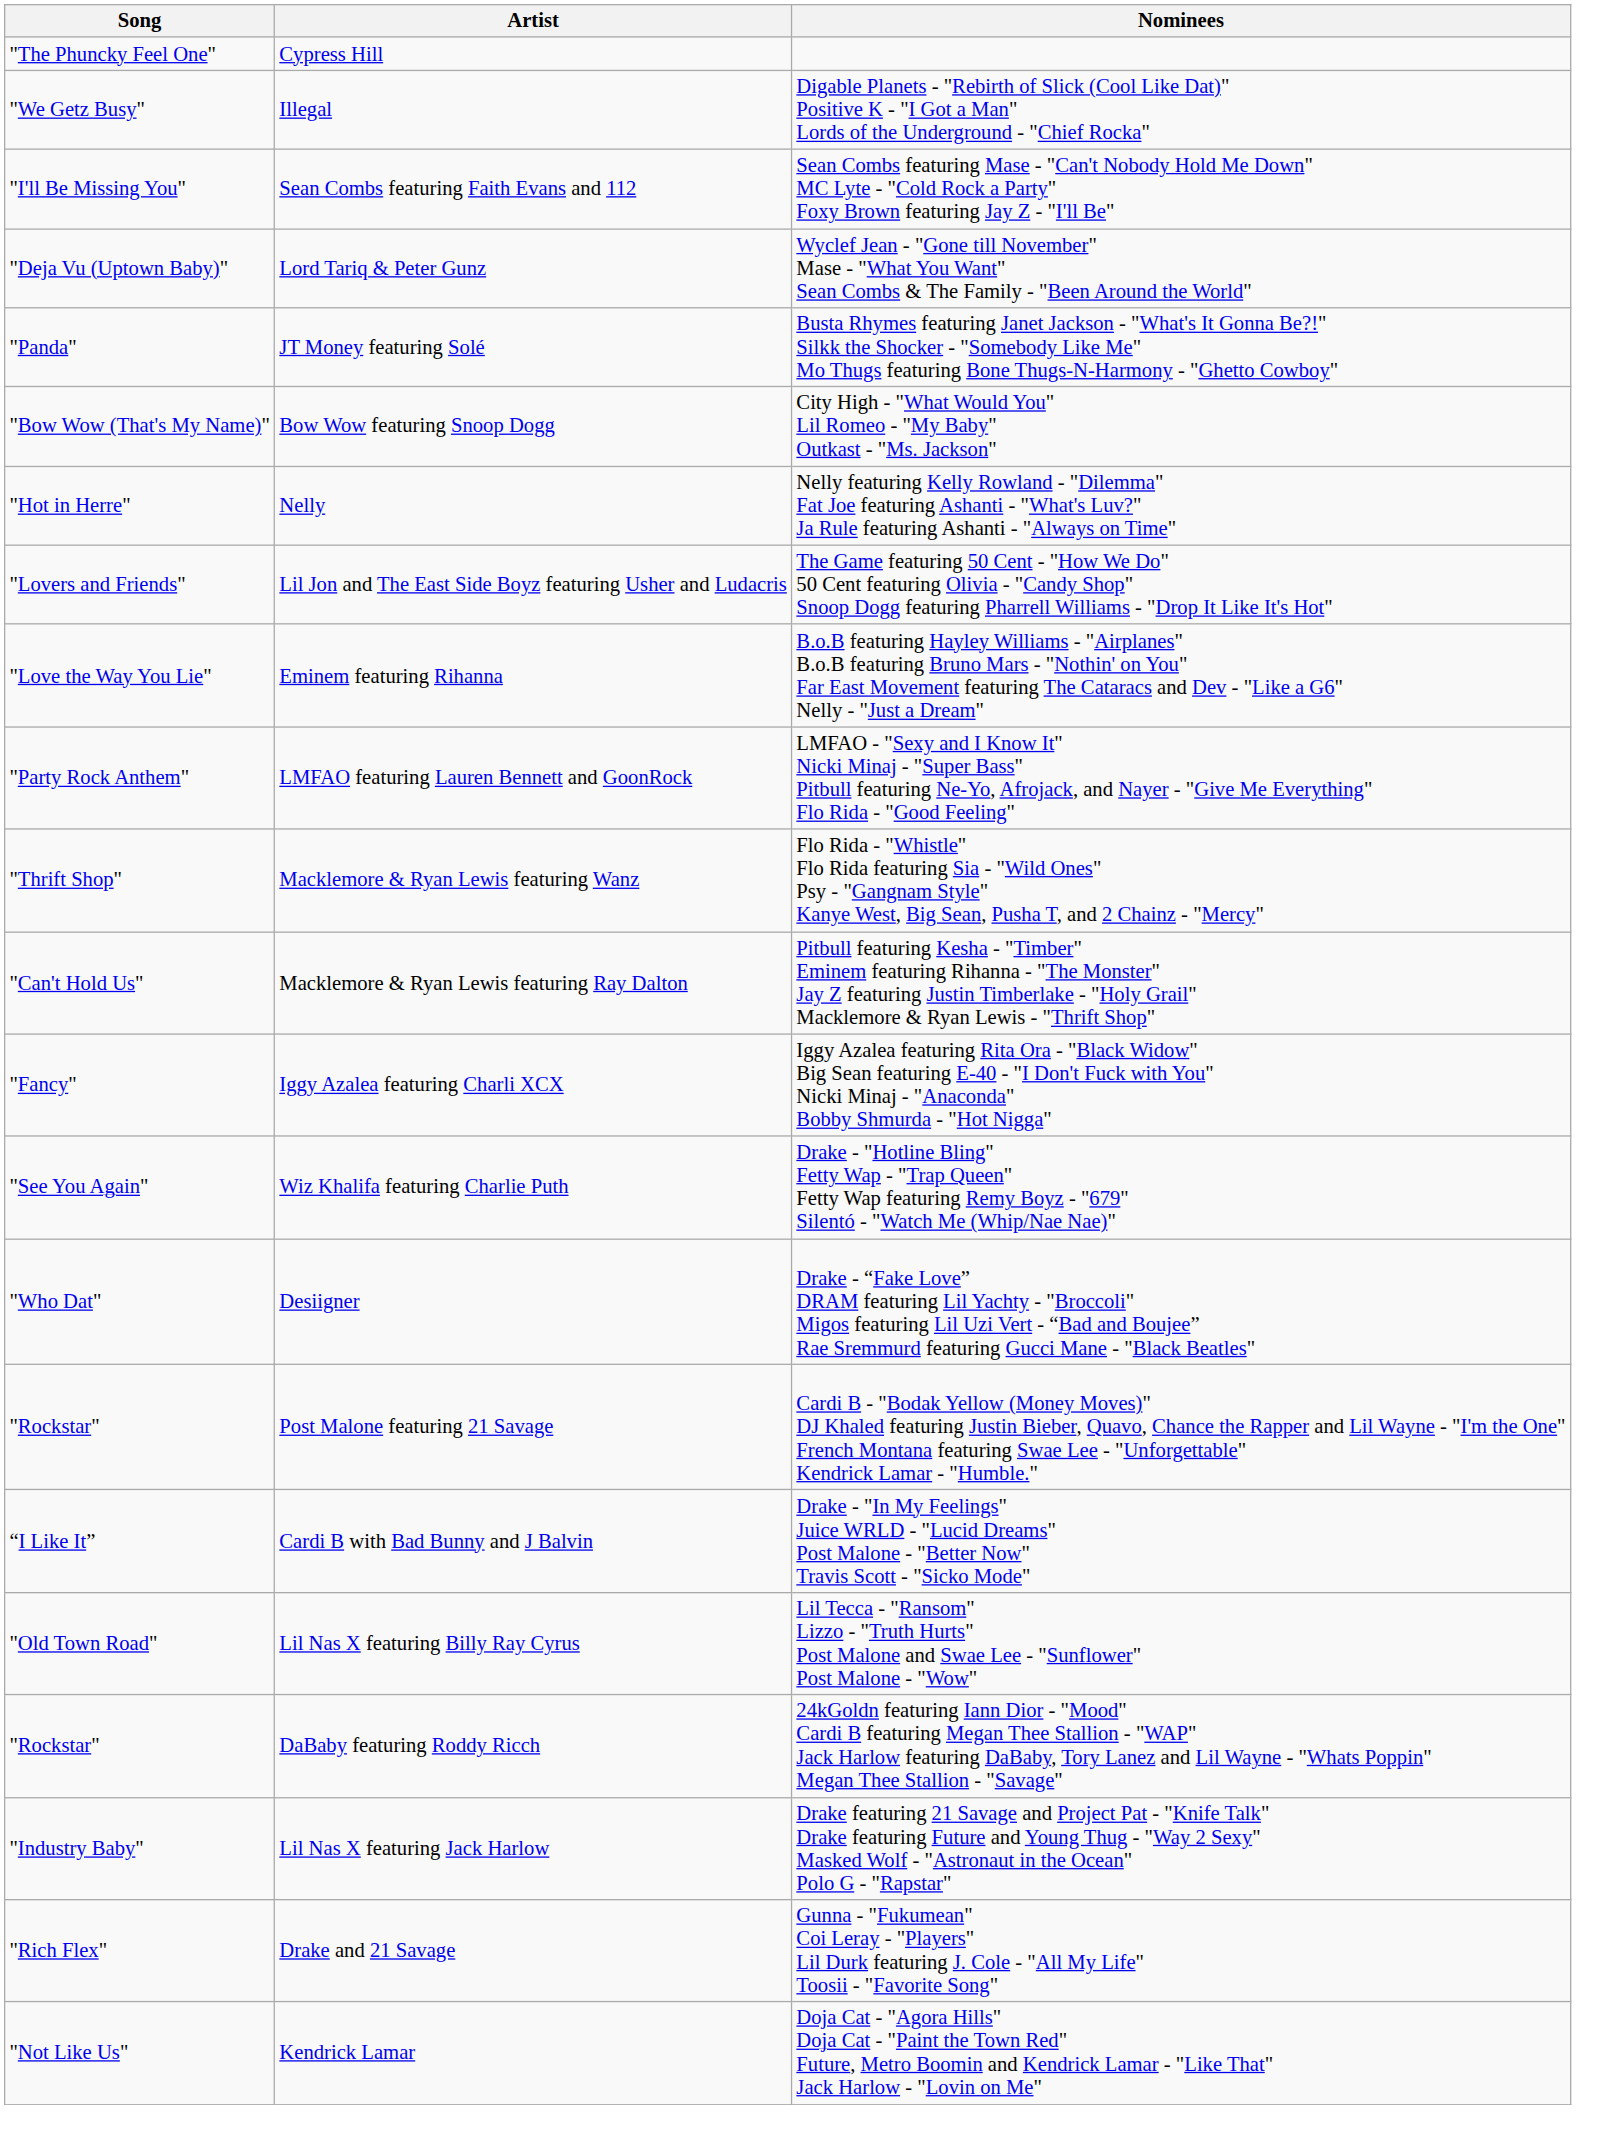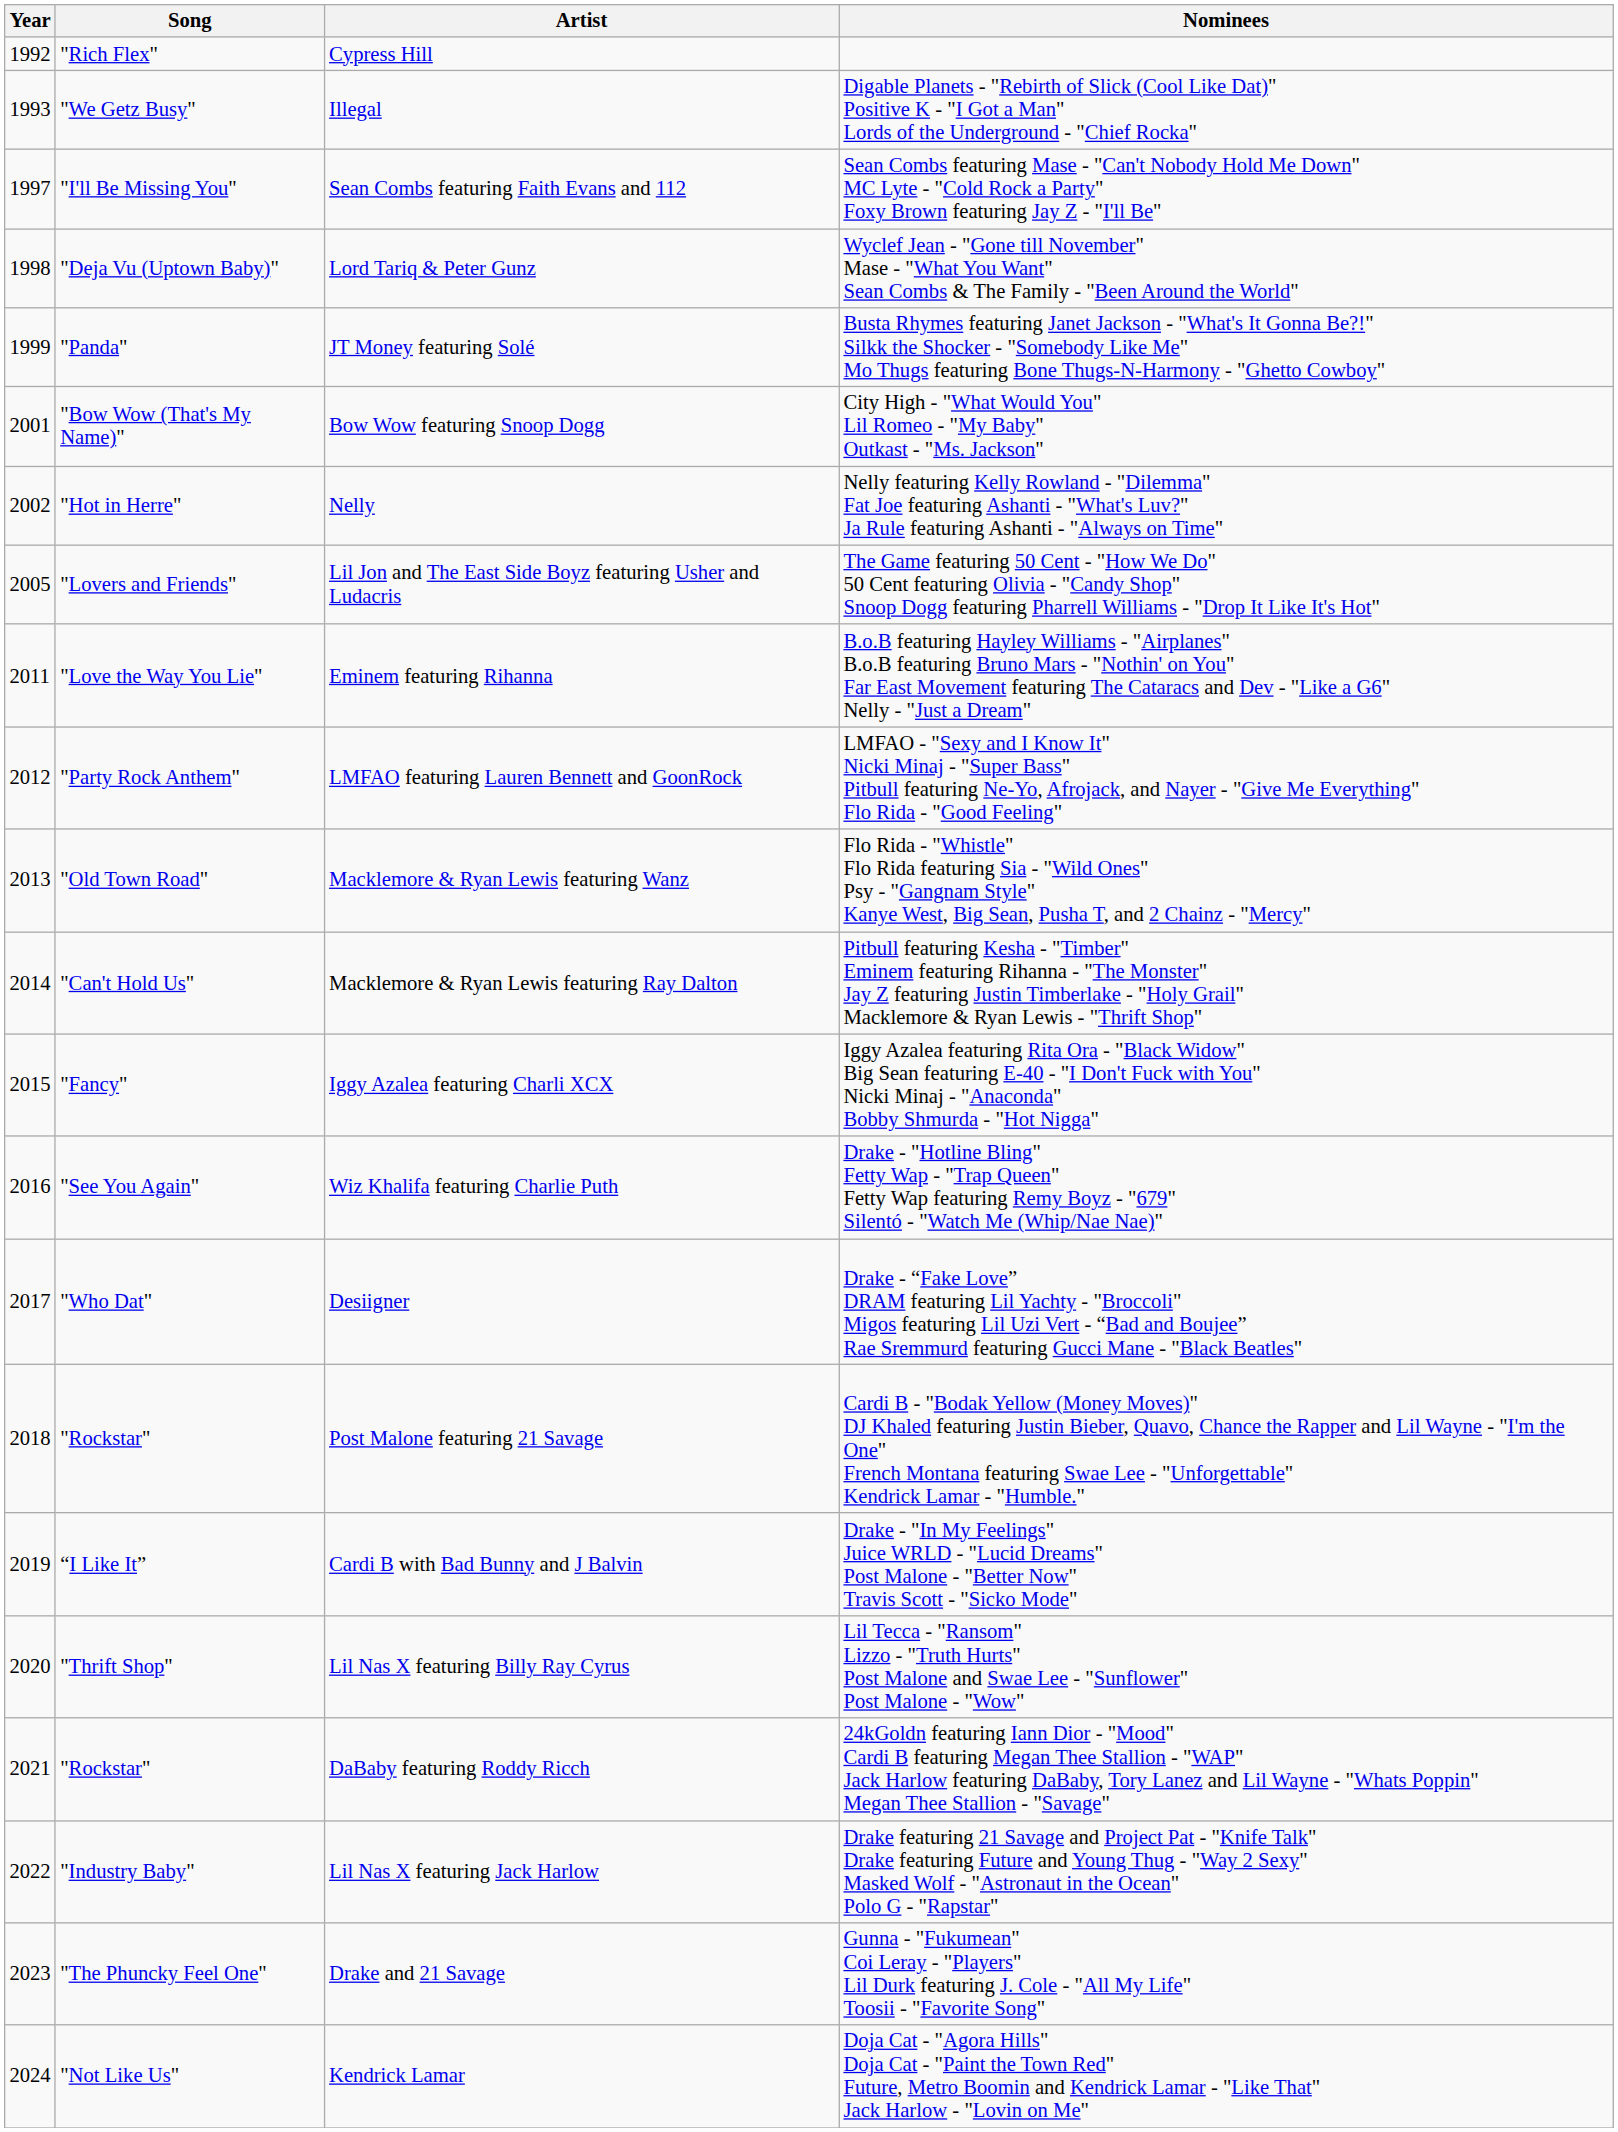+ column: (30, 20)
(113, 53) "The Phuncky Feel One" -> (109, 53) "Rich Flex"
(66, 880) "Thrift Shop" -> (134, 880) "Old Town Road"
(83, 1643) "Old Town Road" -> (116, 1666) "Thrift Shop"
(58, 1950) "Rich Flex" -> (163, 1973) "The Phuncky Feel One"
